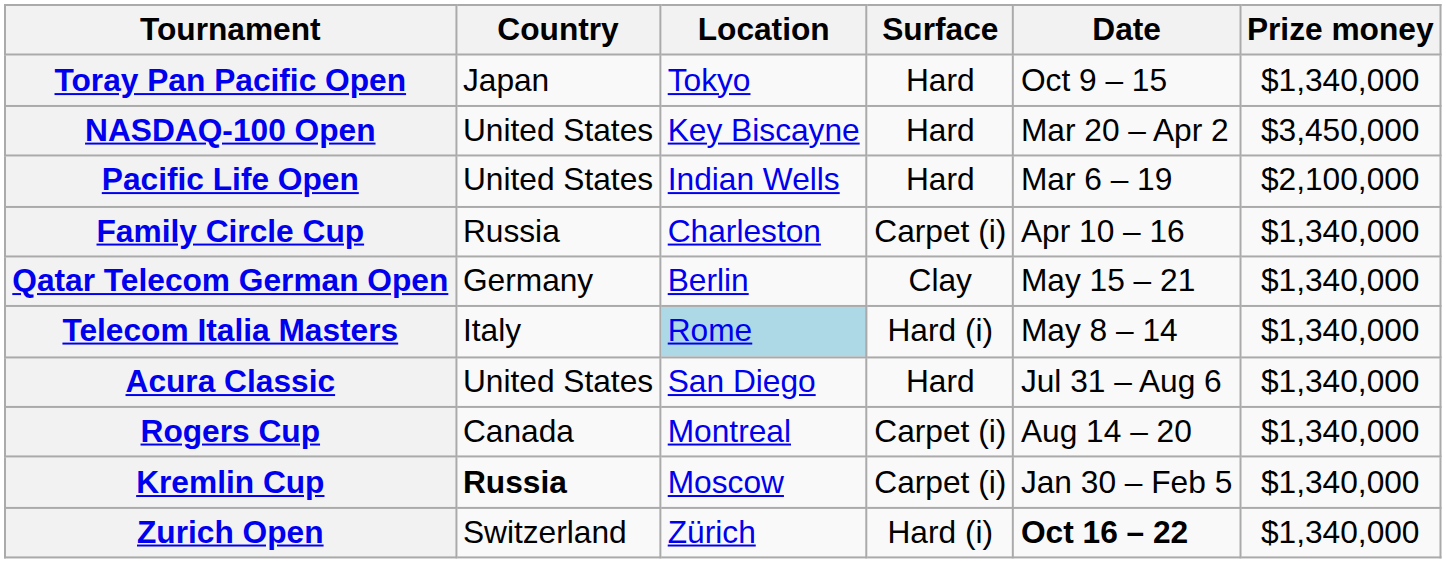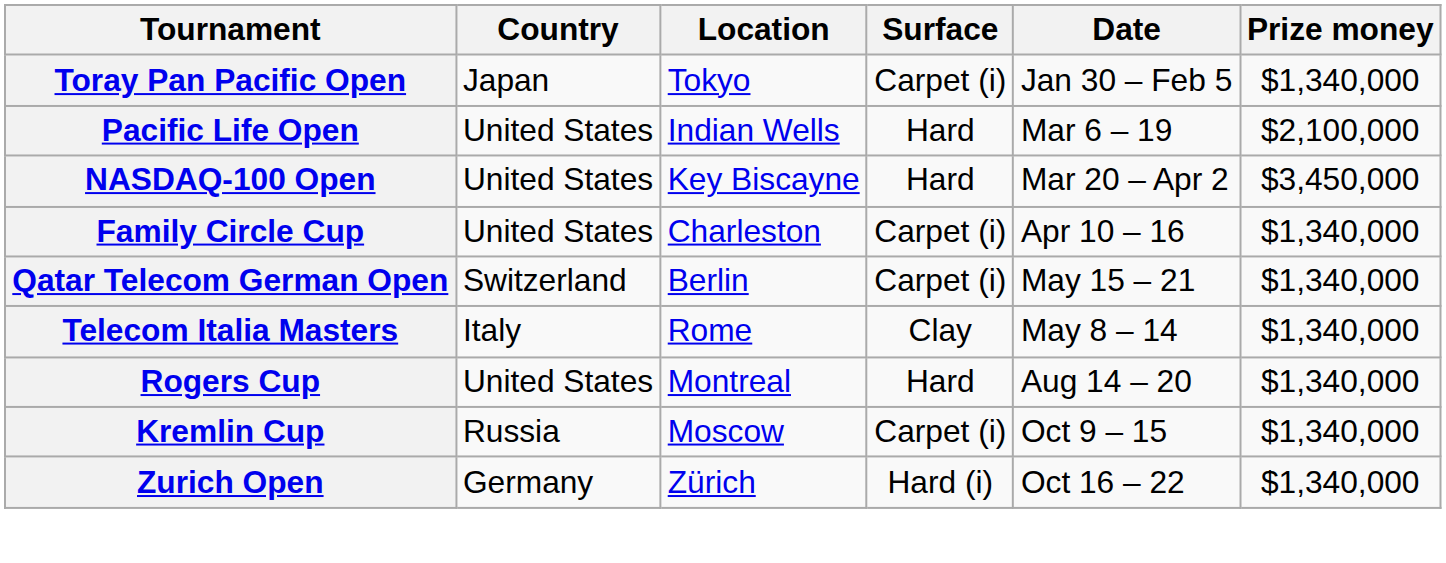(940, 79) Hard -> (940, 79) Carpet (i)
(1094, 79) Oct 9 – 15 -> (1127, 79) Jan 30 – Feb 5
rows swapped: (230, 180) <-> (230, 130)
(511, 230) Russia -> (558, 230) United States
(528, 280) Germany -> (545, 280) Switzerland
(940, 280) Clay -> (940, 280) Carpet (i)
(710, 331) lightblue background -> (710, 331) no background
(940, 331) Hard (i) -> (940, 331) Clay
- row: (230, 381)
(518, 431) Canada -> (558, 381) United States
(940, 431) Carpet (i) -> (940, 381) Hard
(515, 481) bold -> (511, 431) normal
(1127, 481) Jan 30 – Feb 5 -> (1094, 431) Oct 9 – 15
(545, 532) Switzerland -> (528, 481) Germany
(1105, 532) bold -> (1103, 481) normal
